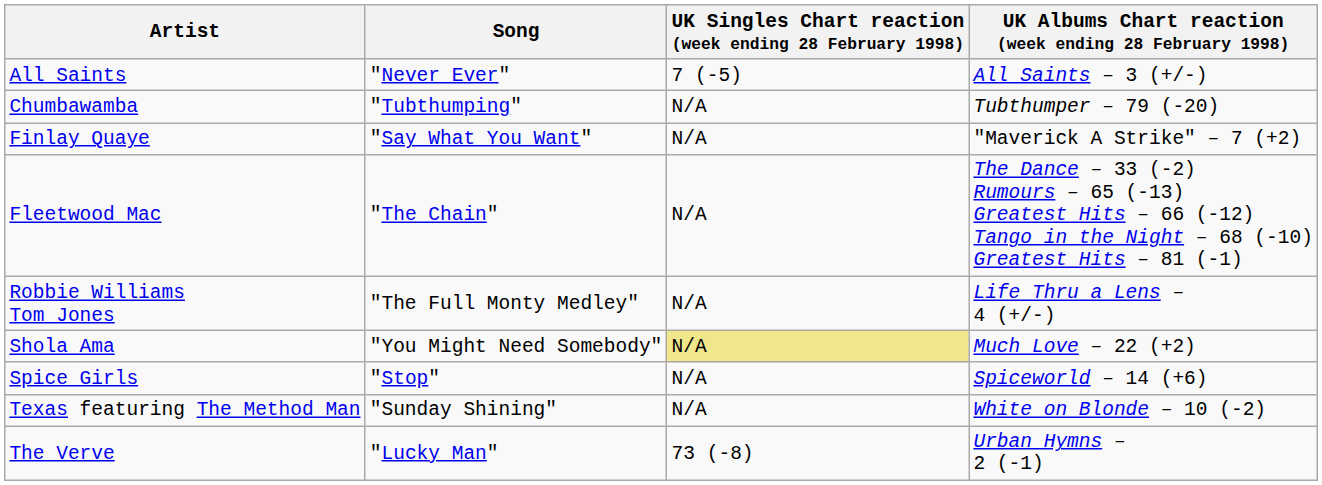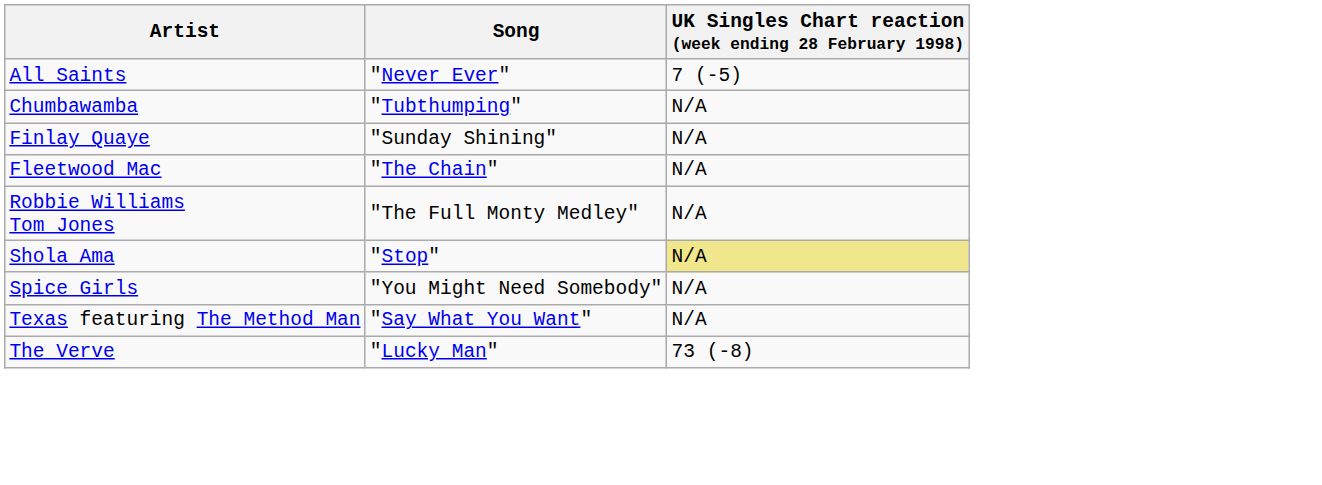- column: (1143, 31)
(481, 138) "Say What You Want" -> (463, 138) "Sunday Shining"
(516, 346) "You Might Need Somebody" -> (405, 256) "Stop"
(405, 378) "Stop" -> (516, 288) "You Might Need Somebody"
(463, 410) "Sunday Shining" -> (481, 320) "Say What You Want"
